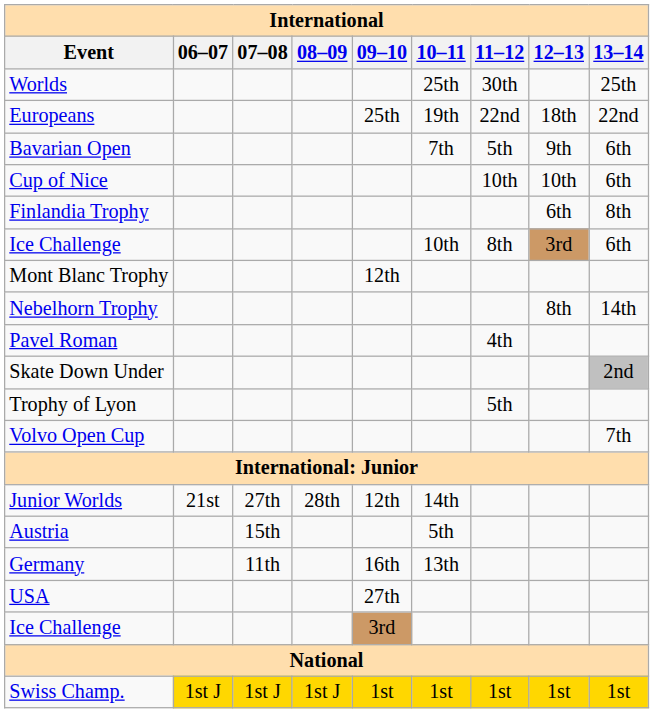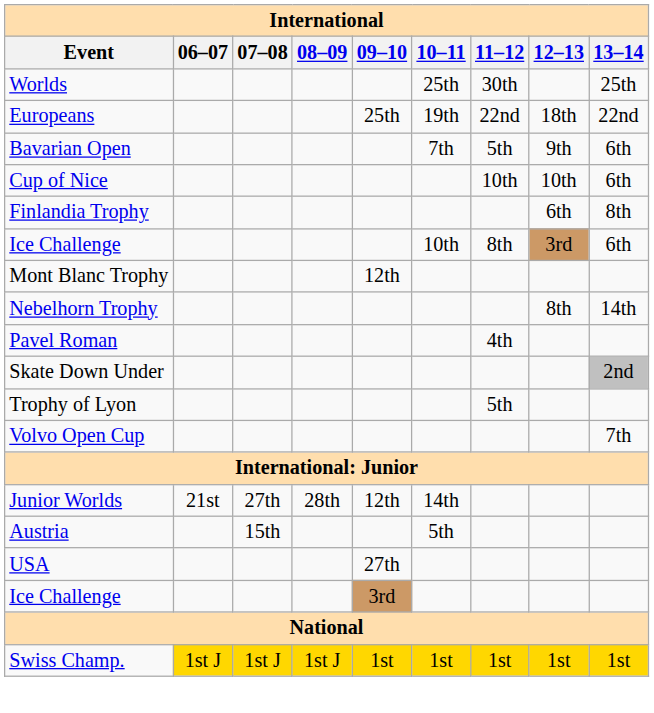- row: (47, 564)
